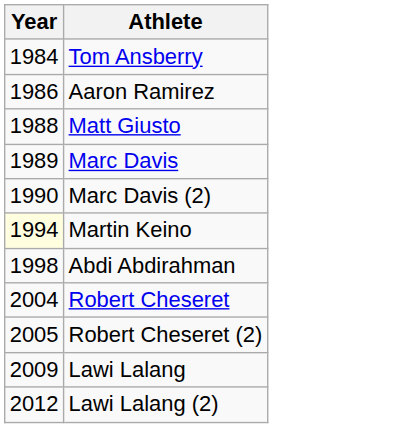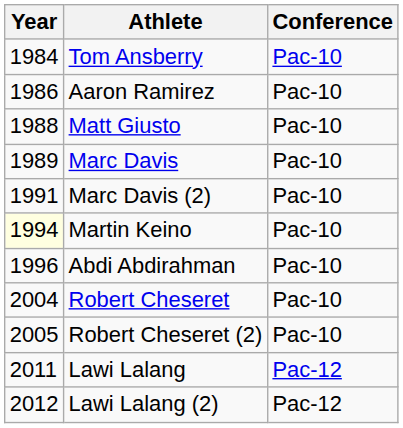+ column: (333, 21)
(34, 195) 1990 -> (34, 195) 1991
(34, 265) 1998 -> (34, 265) 1996
(34, 369) 2009 -> (33, 369) 2011
